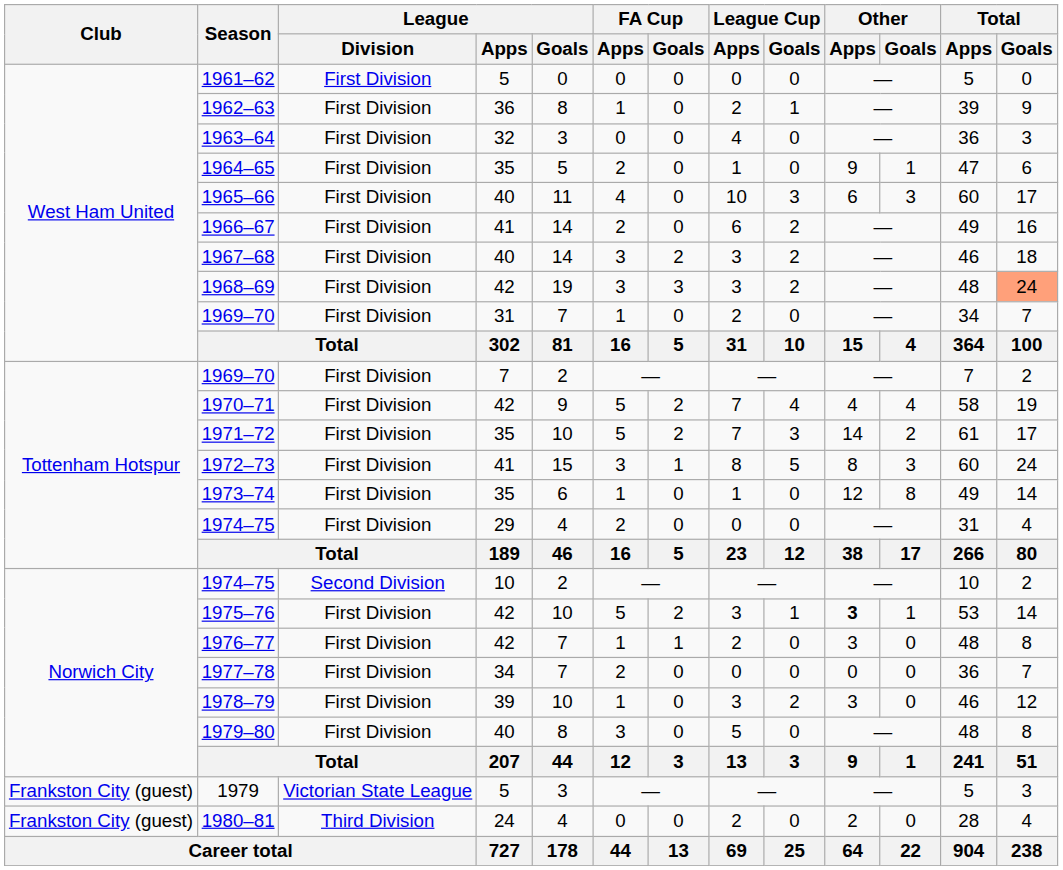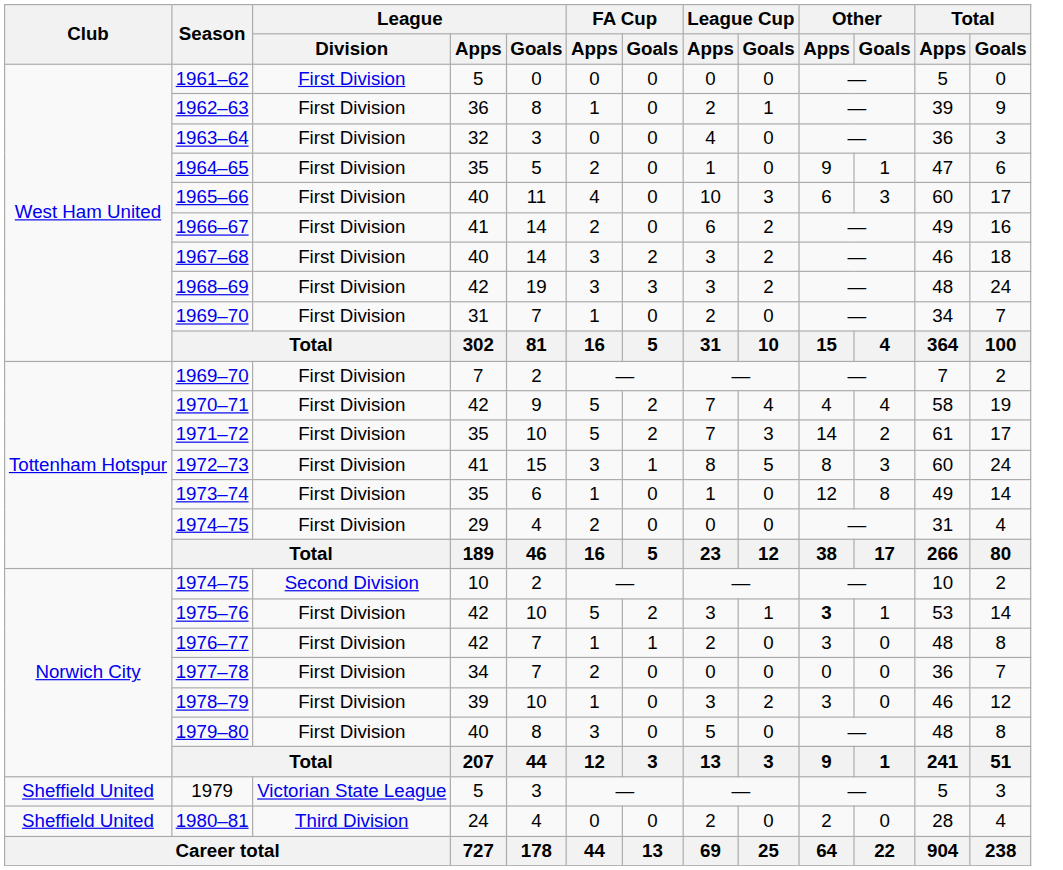(1027, 286) lightsalmon background -> (1001, 286) no background
(101, 791) Frankston City (guest) -> (88, 791) Sheffield United
(101, 820) Frankston City (guest) -> (88, 820) Sheffield United
